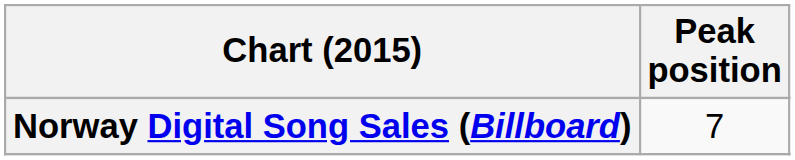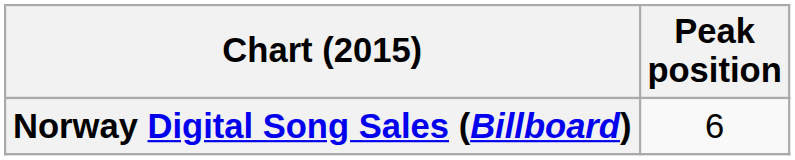(715, 125) 7 -> (715, 125) 6
